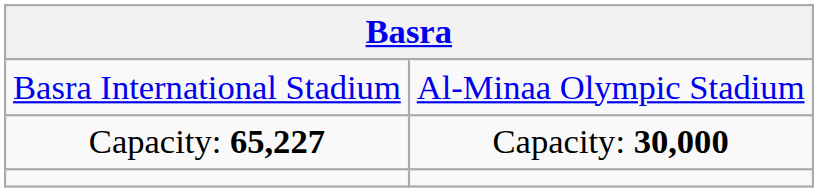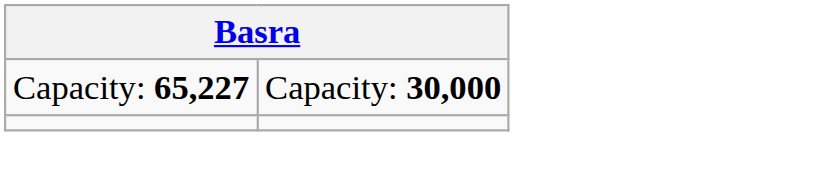- row: (207, 86)
